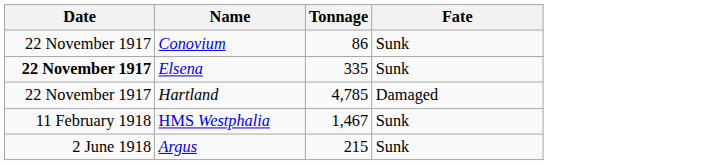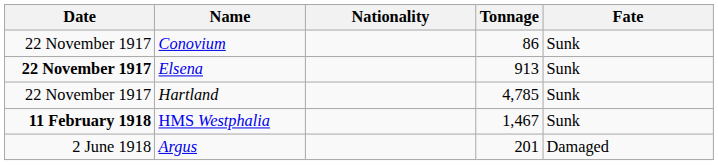+ column: (391, 17)
(356, 69) 335 -> (527, 69) 913
(407, 95) Damaged -> (563, 95) Sunk
(93, 120) normal -> (90, 120) bold
(356, 146) 215 -> (527, 146) 201
(392, 146) Sunk -> (578, 146) Damaged
